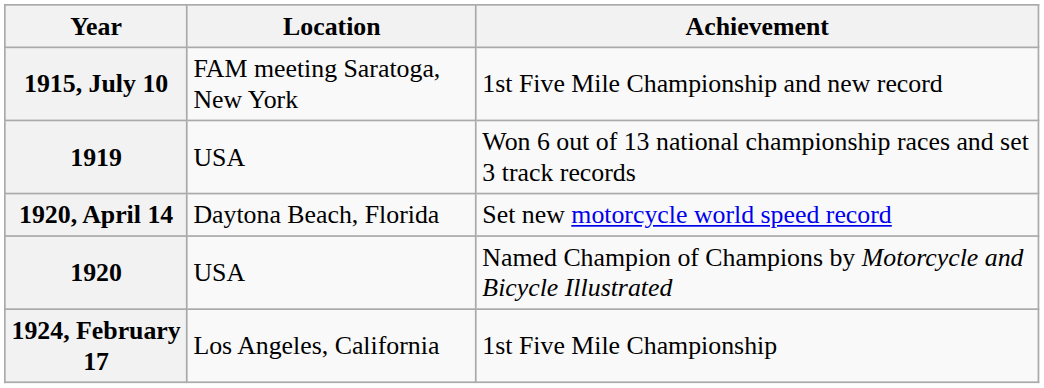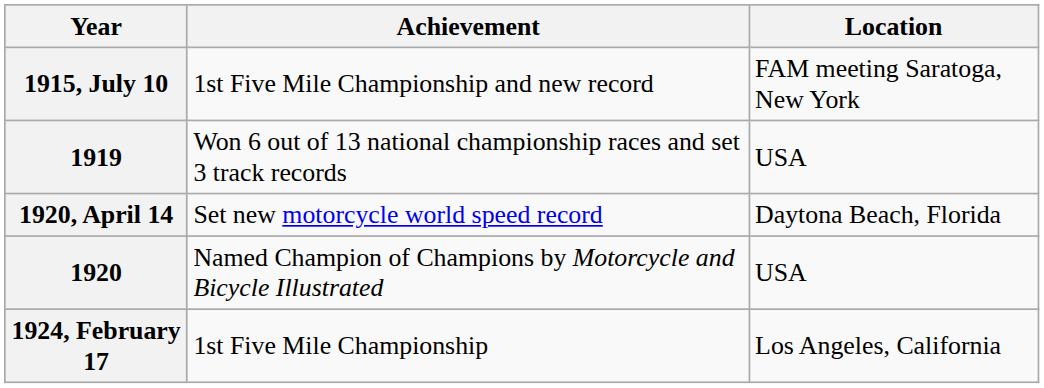columns swapped: (332, 25) <-> (757, 25)
